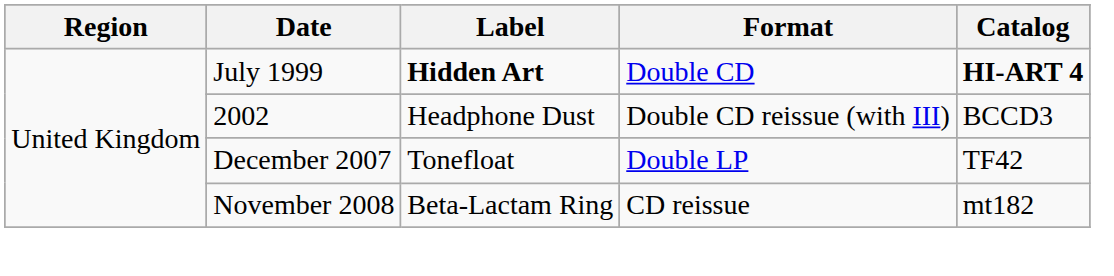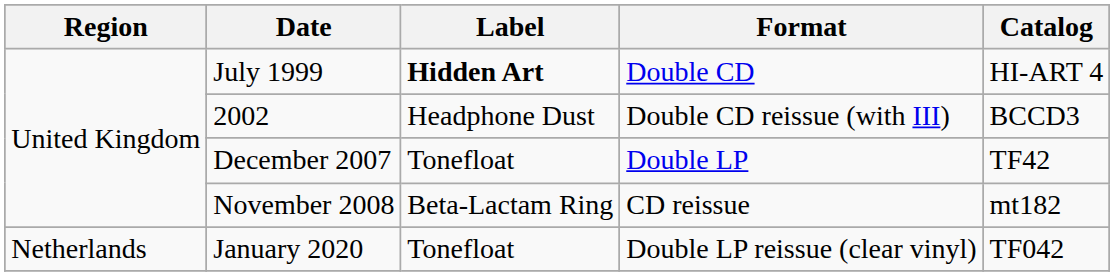(1023, 71) bold -> (1046, 71) normal
+ row: (288, 248)
